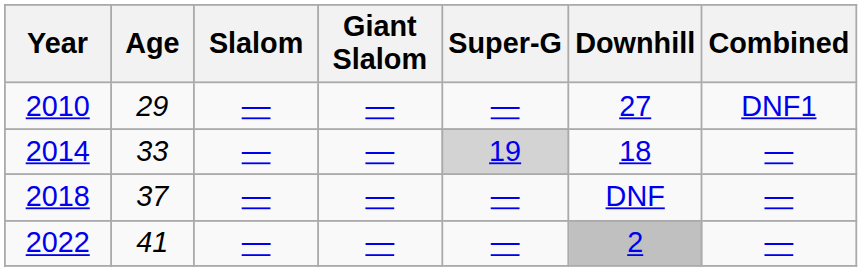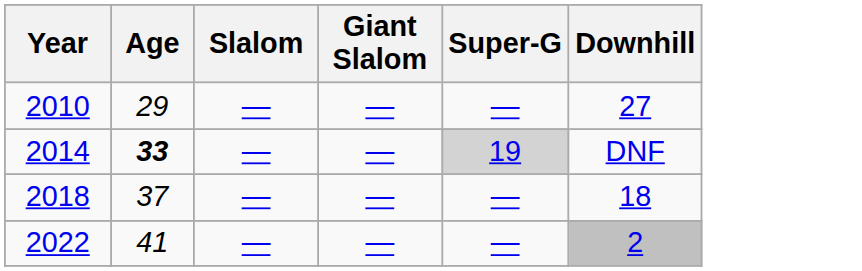- column: (779, 43)
(152, 151) normal -> (152, 151) bold
(635, 151) 18 -> (635, 151) DNF
(635, 196) DNF -> (635, 196) 18
